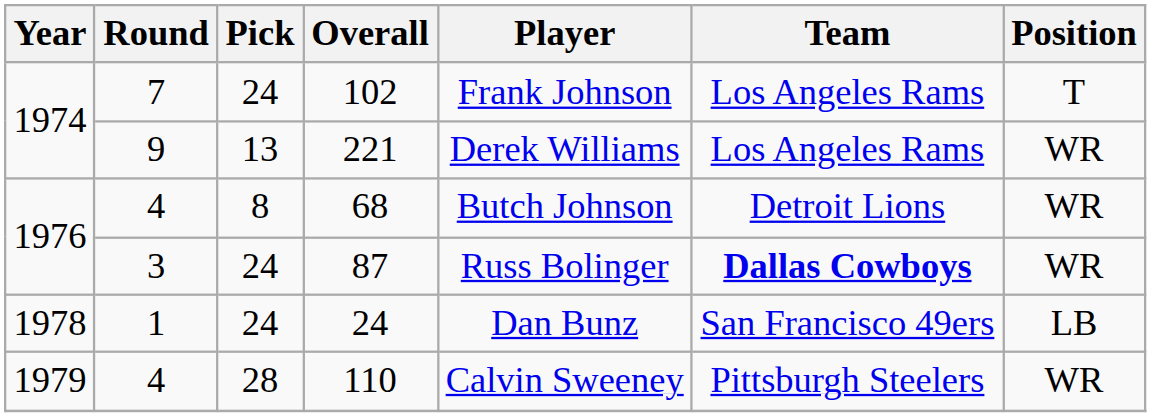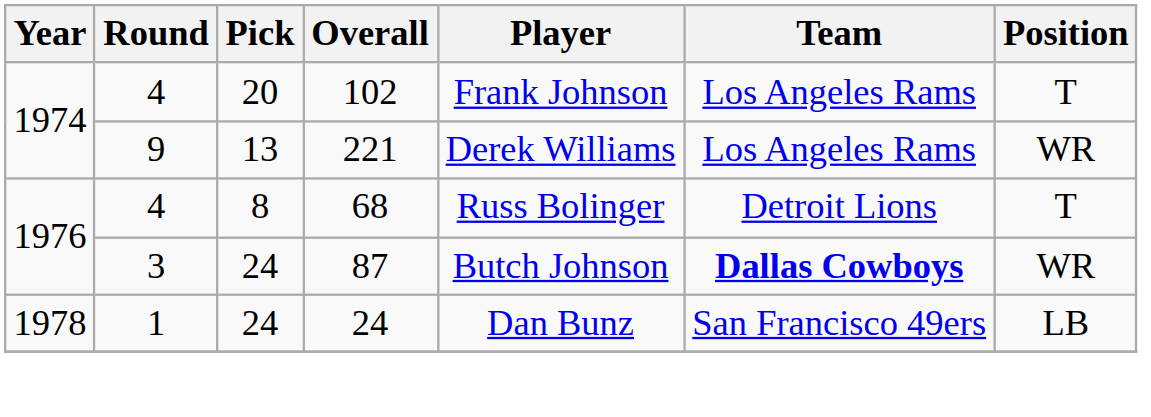(156, 91) 7 -> (156, 91) 4
(260, 91) 24 -> (260, 91) 20
(565, 206) Butch Johnson -> (561, 206) Russ Bolinger
(1074, 206) WR -> (1066, 206) T
(565, 264) Russ Bolinger -> (561, 264) Butch Johnson
- row: (370, 380)
